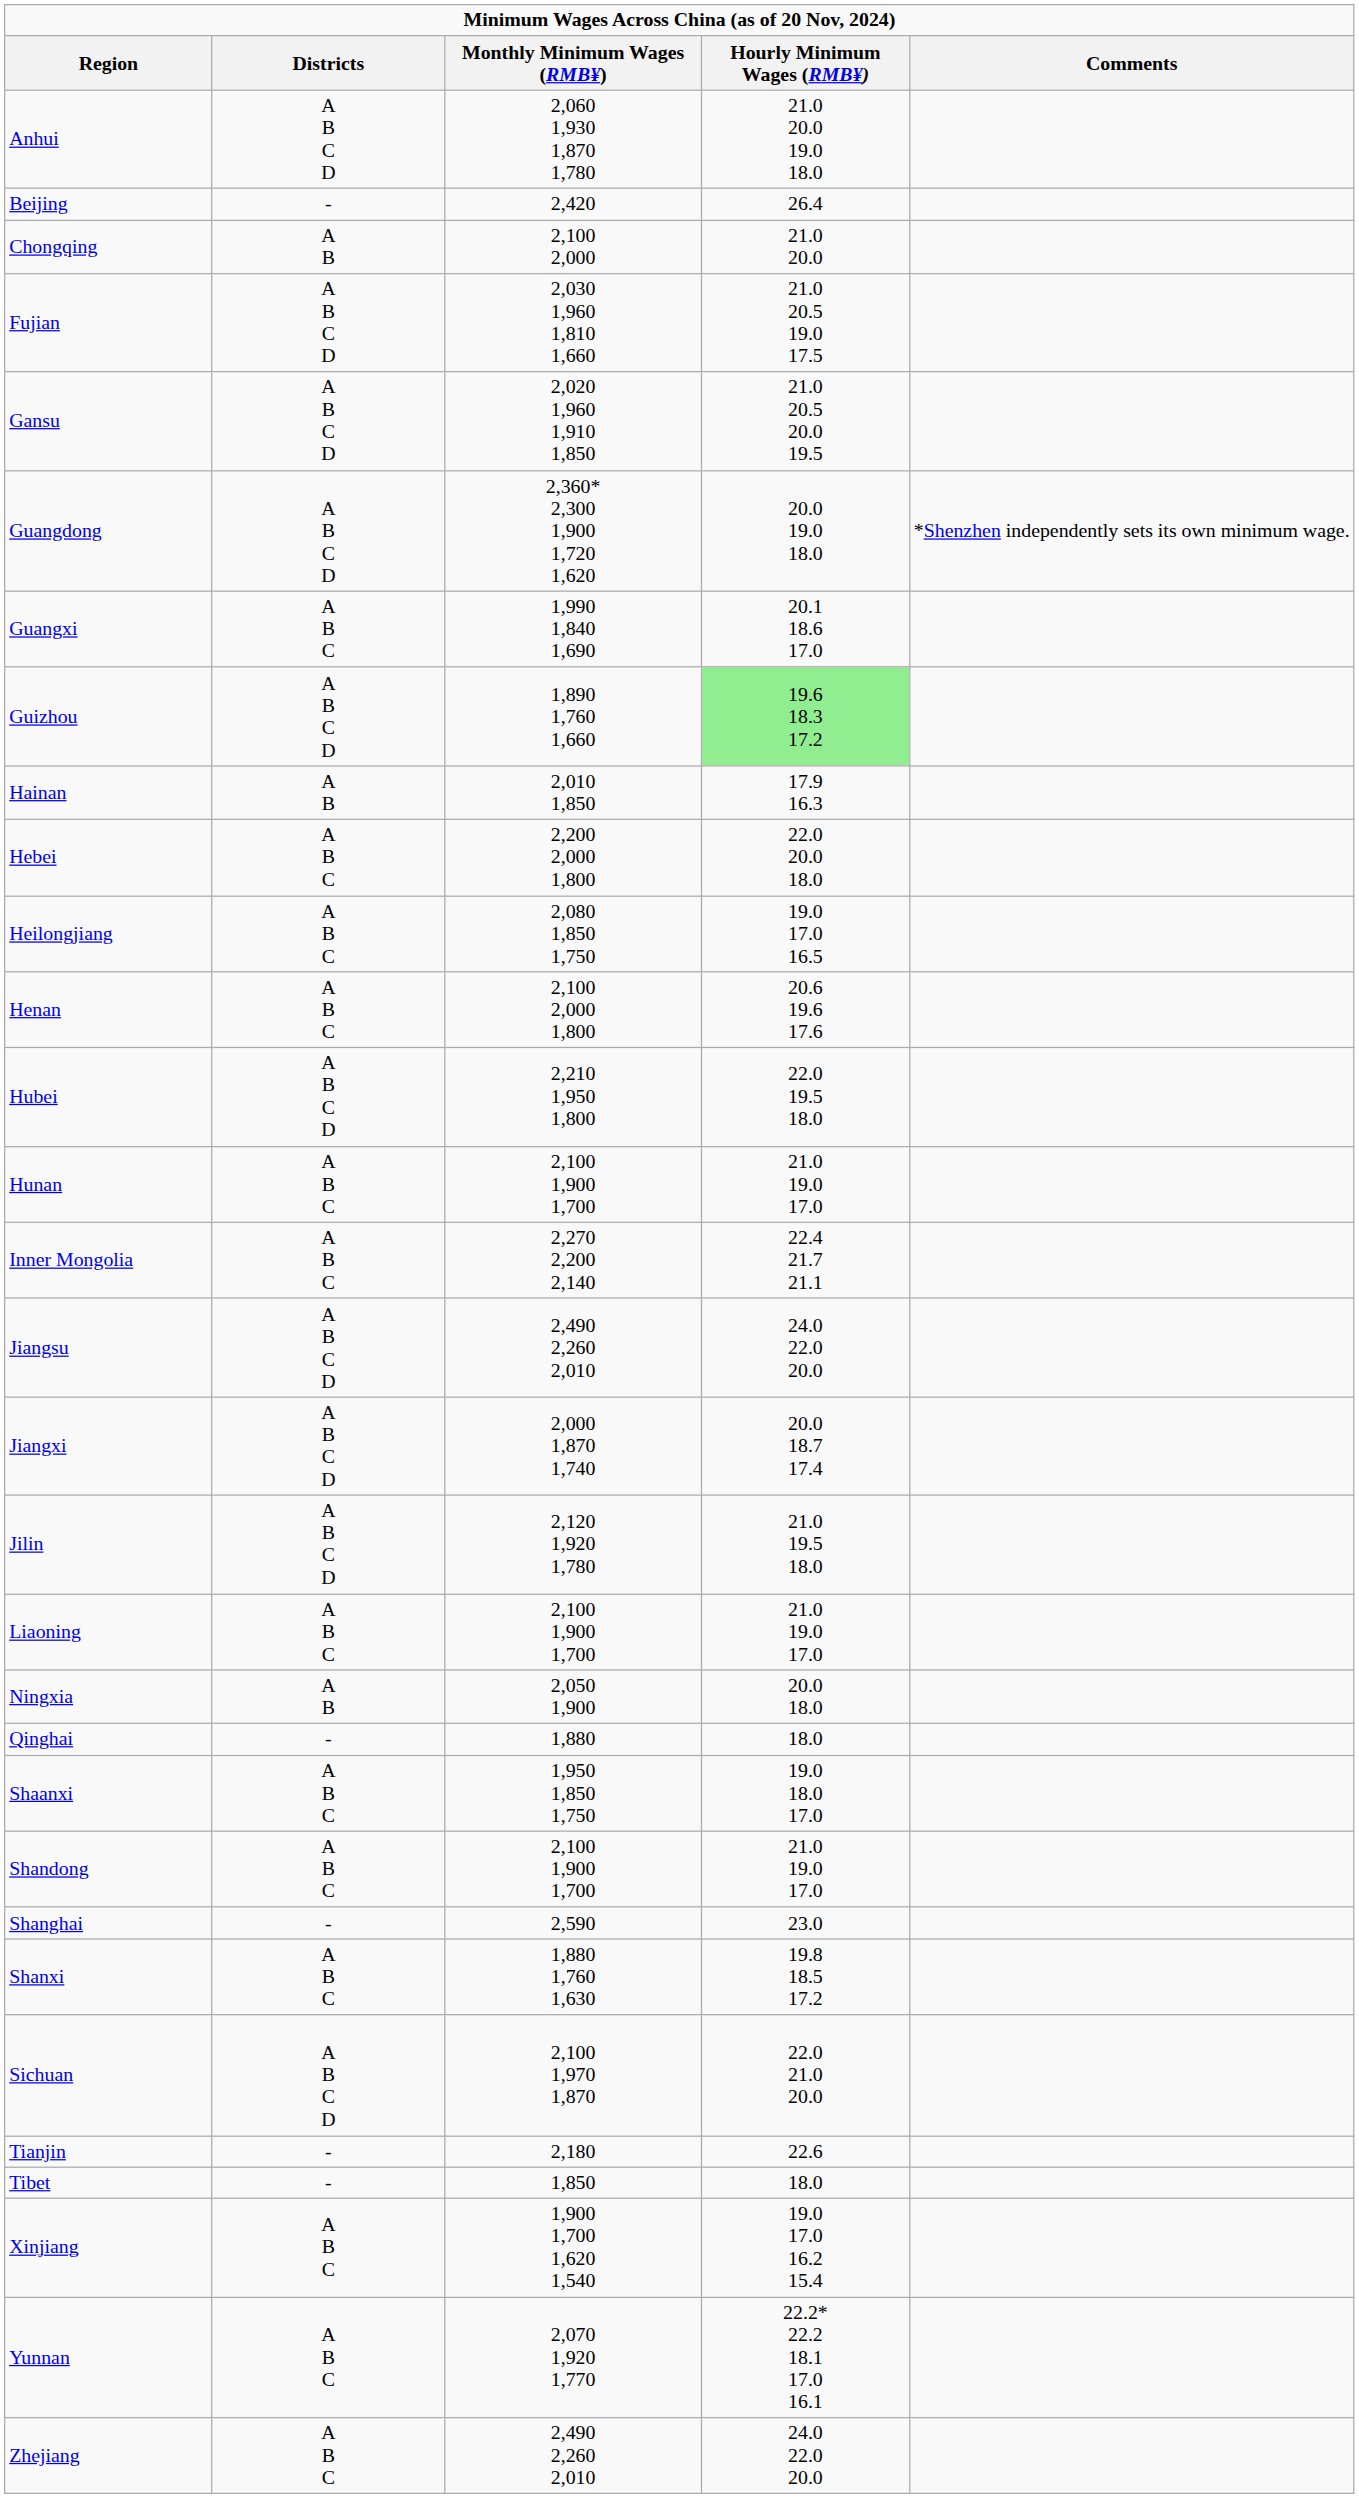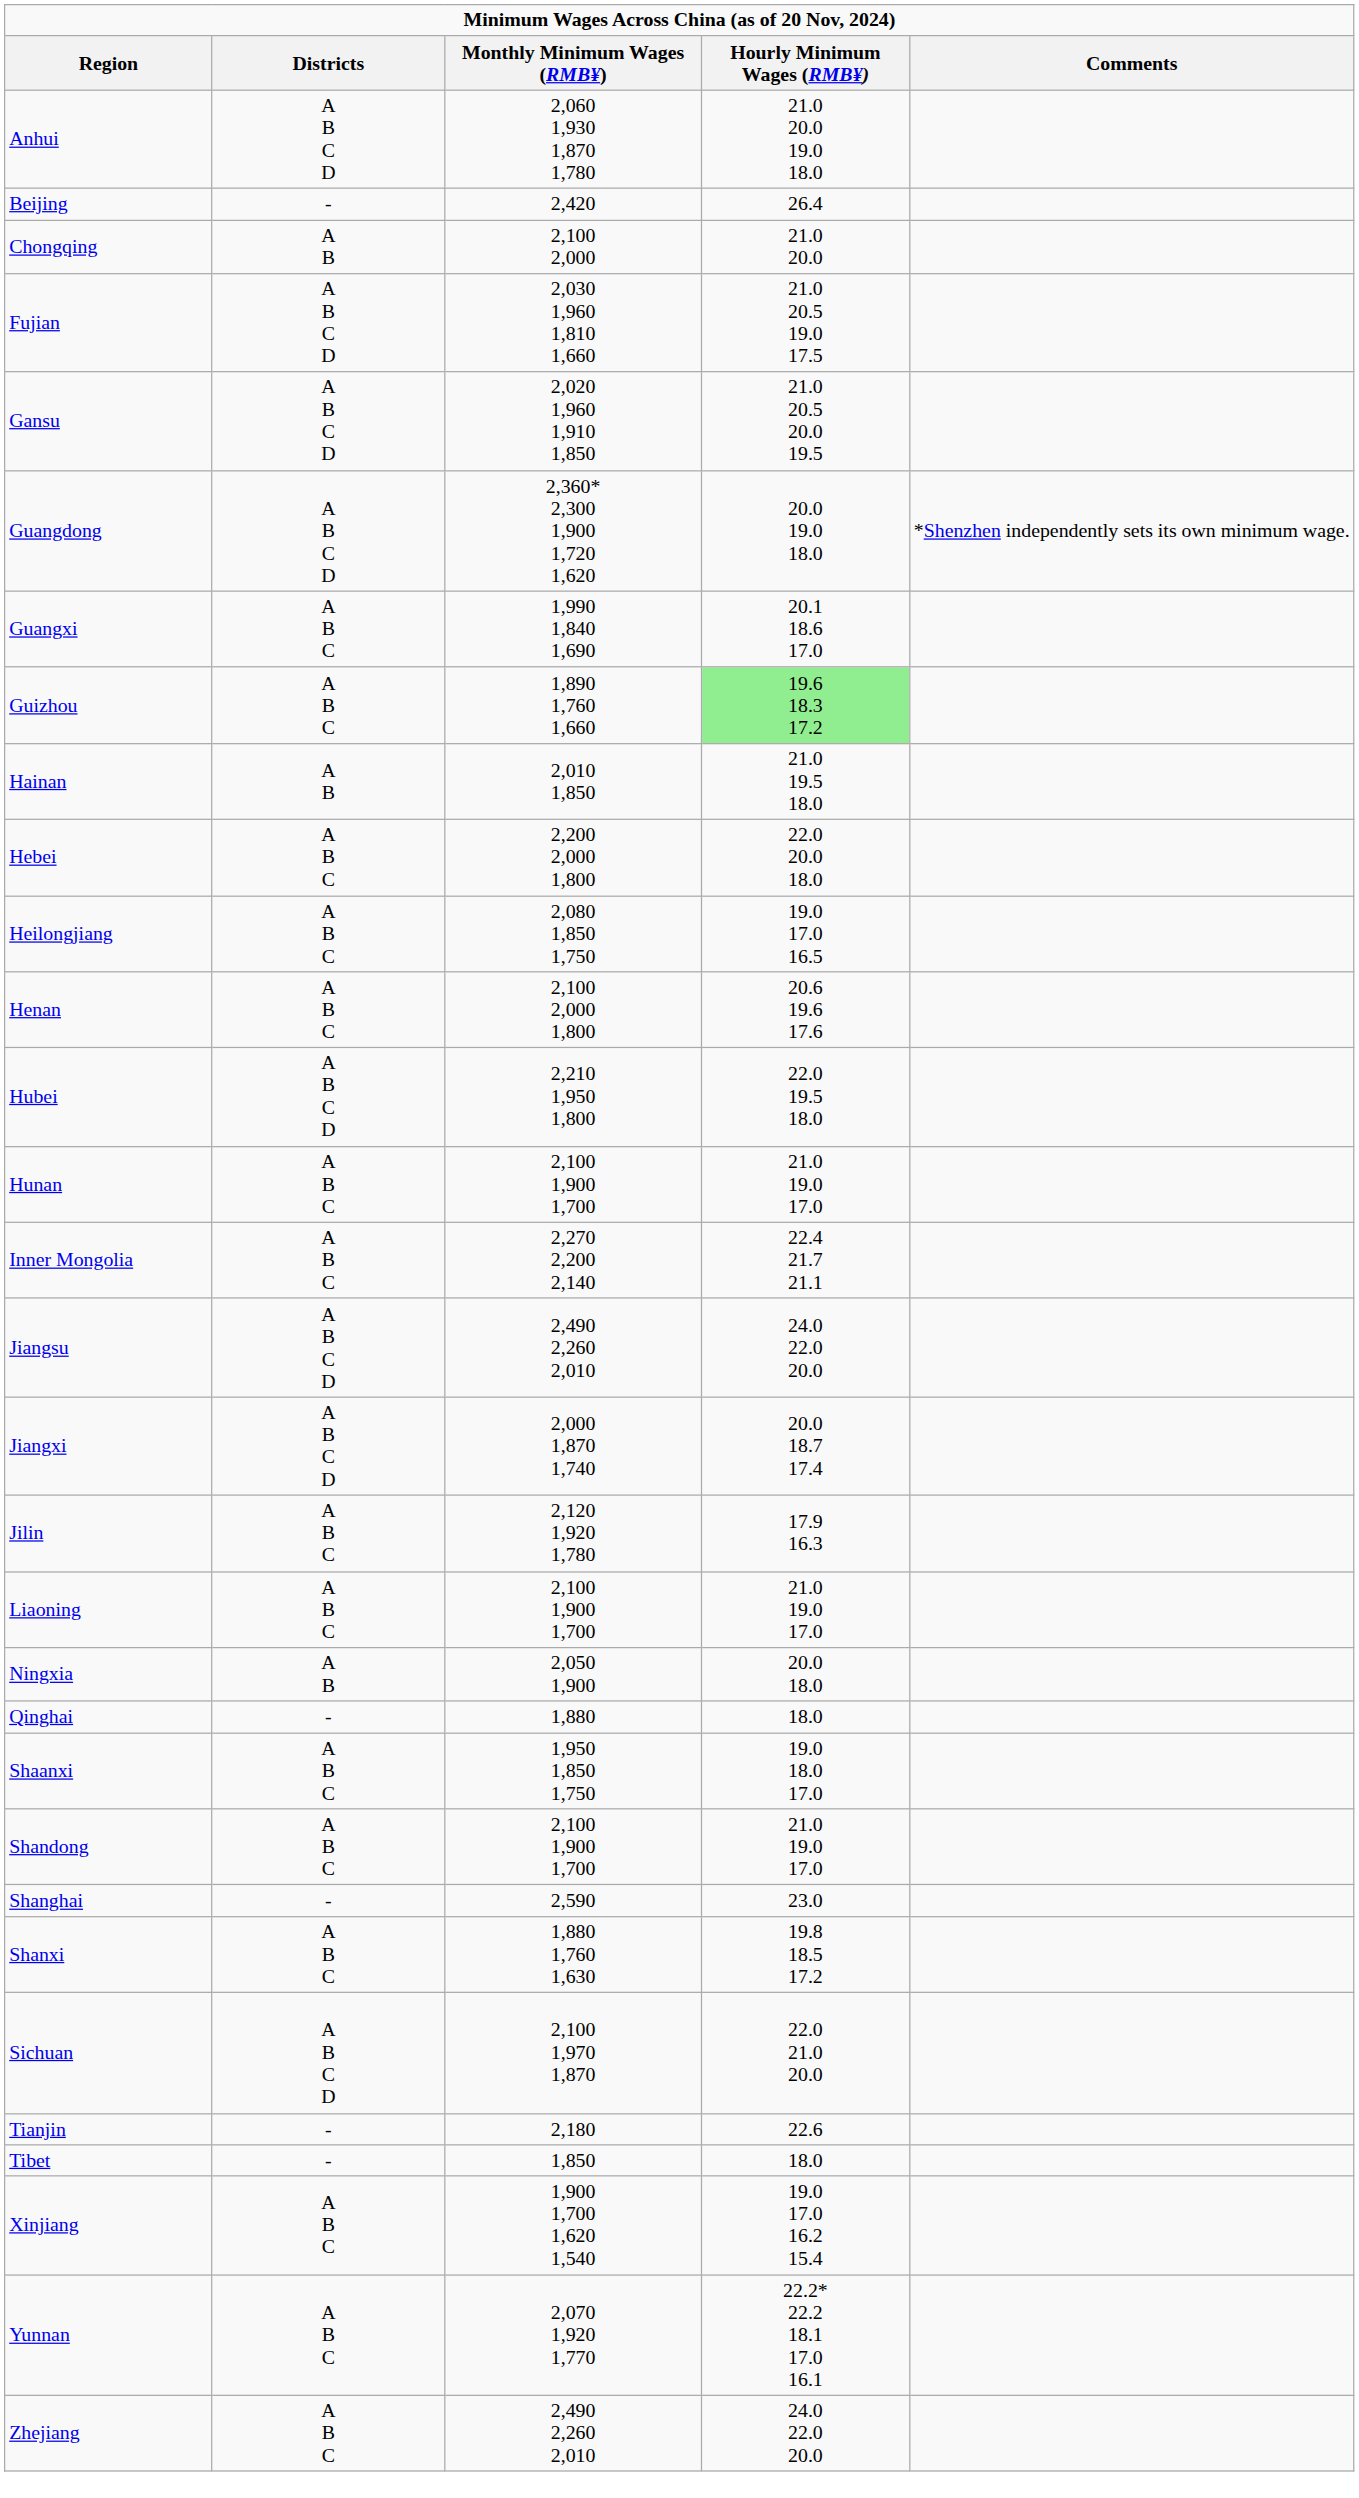(328, 716) A B C D -> (328, 705) A B C
(805, 792) 17.9 16.3 -> (805, 781) 21.0 19.5 18.0
(328, 1544) A B C D -> (328, 1533) A B C
(805, 1544) 21.0 19.5 18.0 -> (805, 1533) 17.9 16.3
